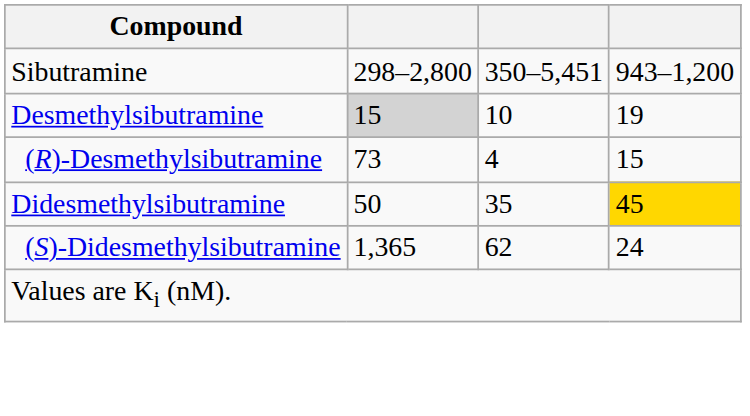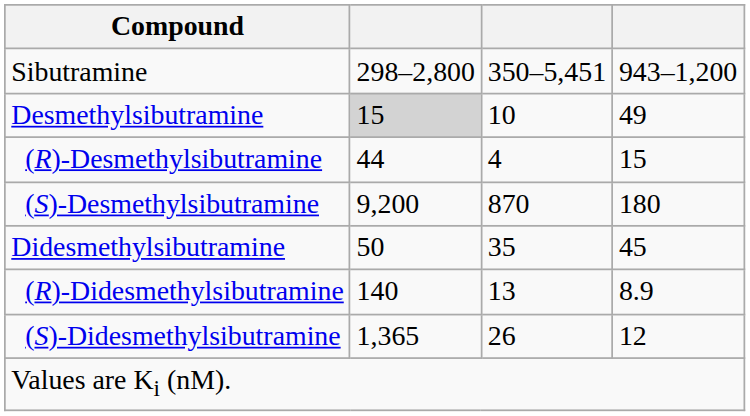(630, 114) 19 -> (633, 114) 49
(367, 159) 73 -> (371, 159) 44
+ row: (165, 203)
(630, 203) gold background -> (633, 247) no background
+ row: (178, 291)
(499, 247) 62 -> (502, 335) 26
(630, 247) 24 -> (633, 335) 12
